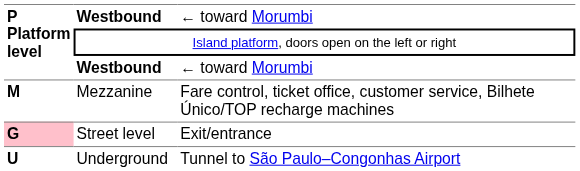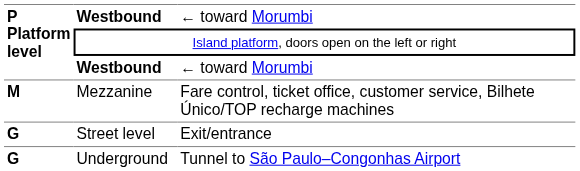(13, 134) pink background -> (13, 134) no background
(13, 158) U -> (13, 158) G
